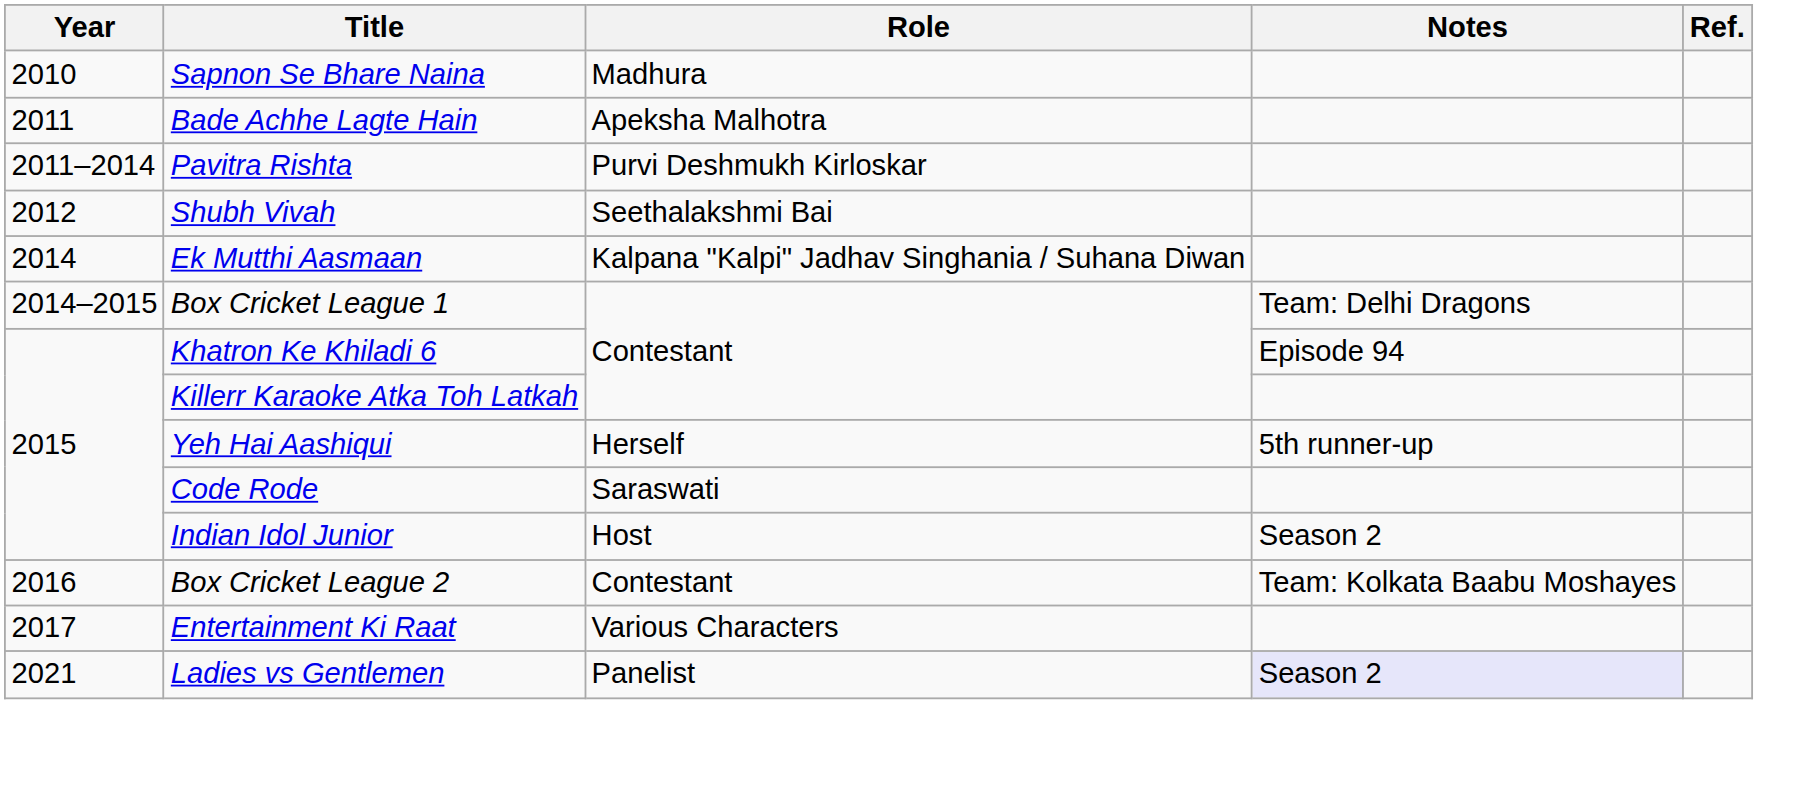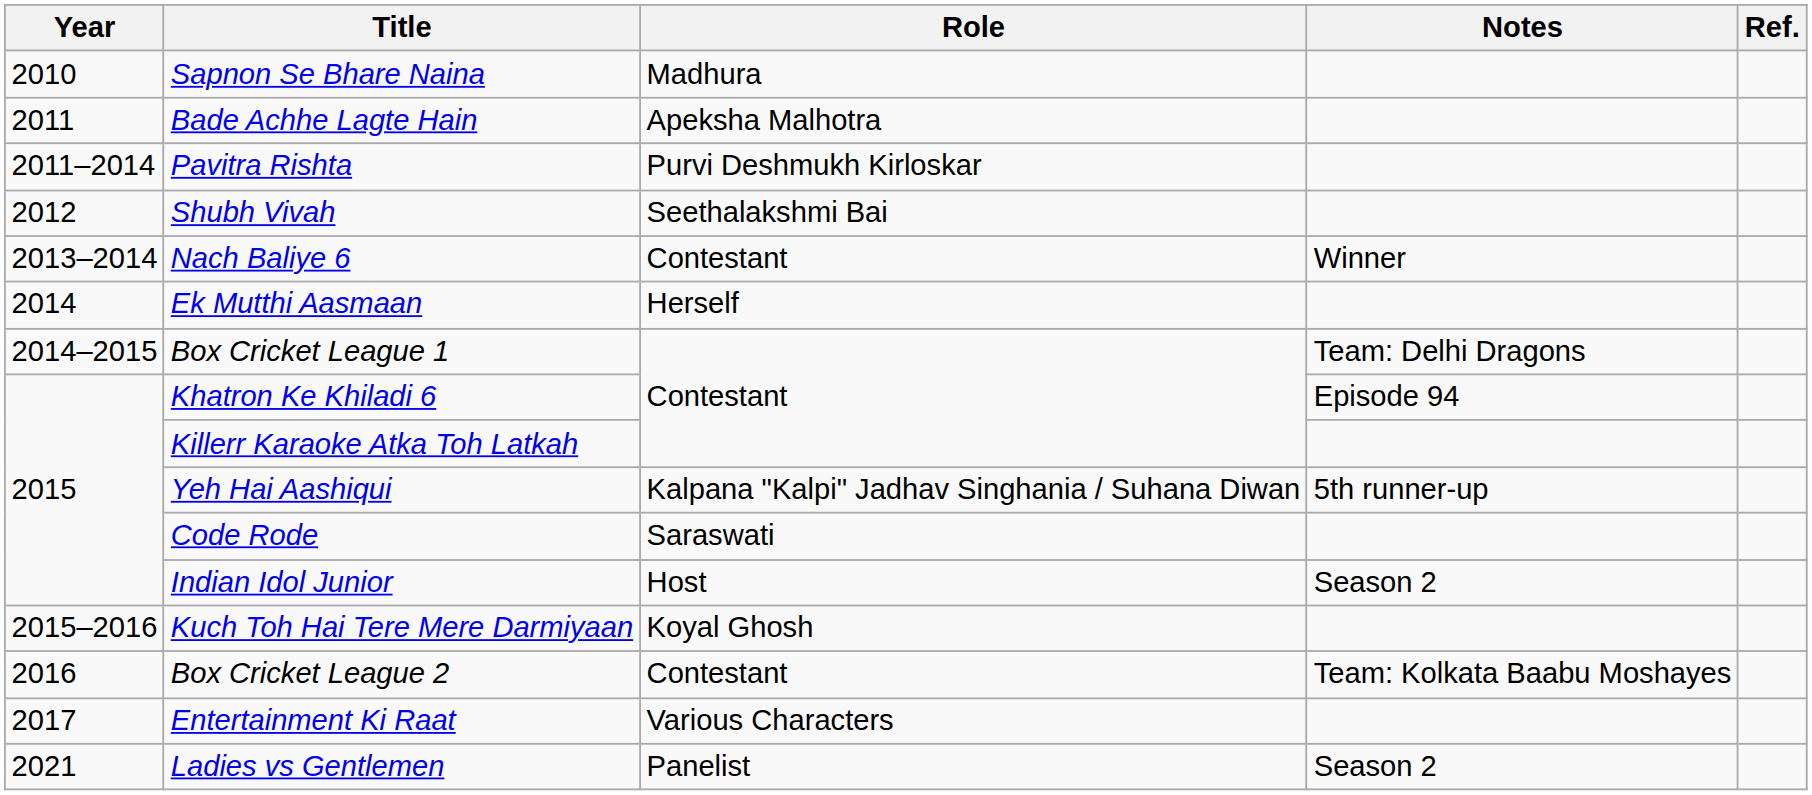+ row: (261, 258)
(918, 258) Kalpana "Kalpi" Jadhav Singhania / Suhana Diwan -> (693, 304) Herself
(638, 443) Herself -> (973, 489) Kalpana "Kalpi" Jadhav Singhania / Suhana Diwan
+ row: (402, 627)
(1320, 674) lavender background -> (1375, 766) no background
